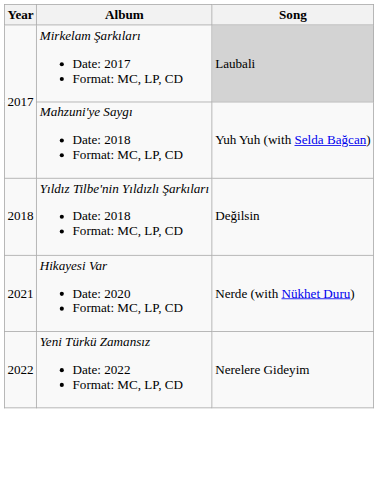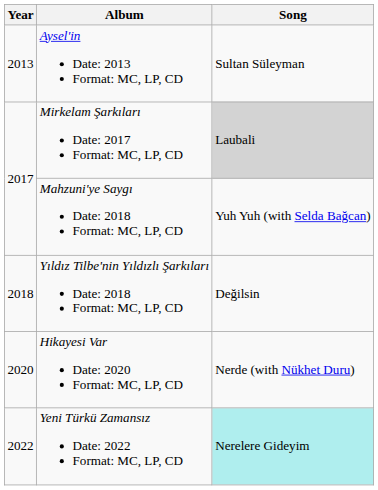+ row: (124, 57)
(21, 293) 2021 -> (21, 369) 2020
(262, 369) no background -> (262, 446) paleturquoise background
